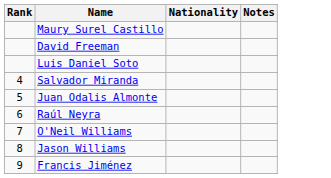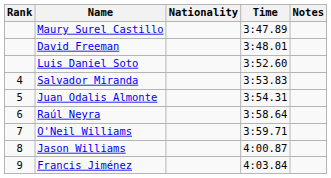+ column: (265, 13)
